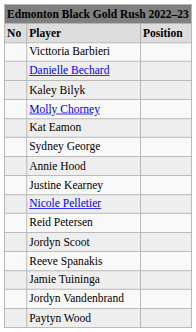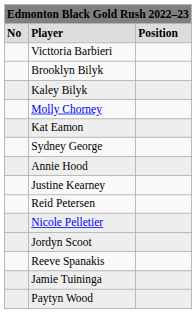- row: (69, 71)
+ row: (67, 71)
rows swapped: (65, 204) <-> (61, 223)
- row: (77, 299)
